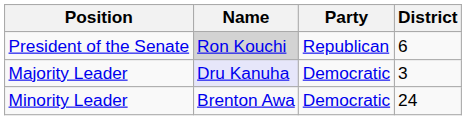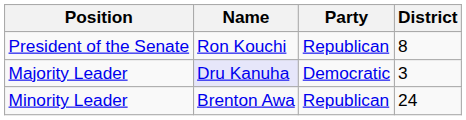(242, 45) lightgrey background -> (242, 45) no background
(403, 45) 6 -> (403, 45) 8
(346, 100) Democratic -> (346, 100) Republican
